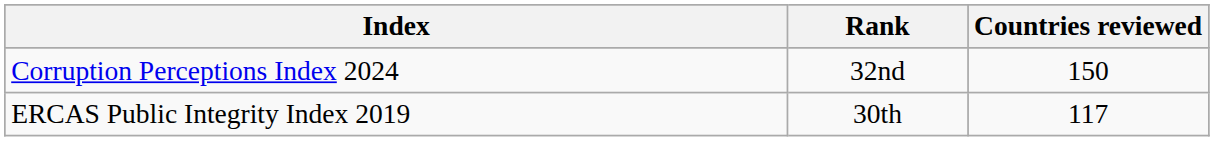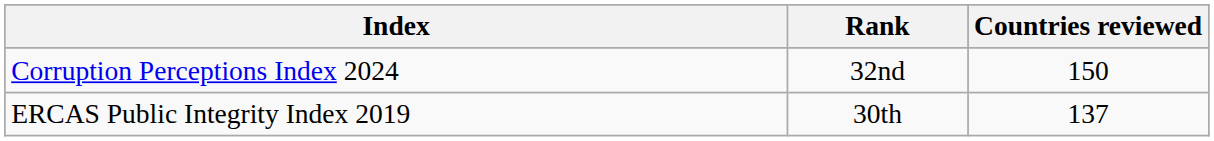(1088, 113) 117 -> (1088, 113) 137
